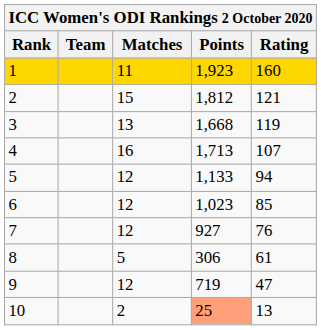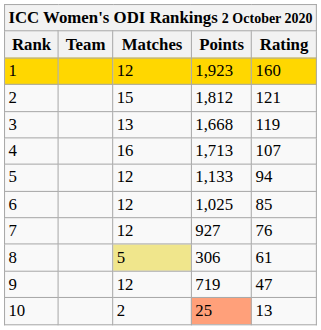(125, 71) 11 -> (125, 71) 12
(214, 204) 1,023 -> (214, 204) 1,025
(121, 257) no background -> (121, 257) khaki background
